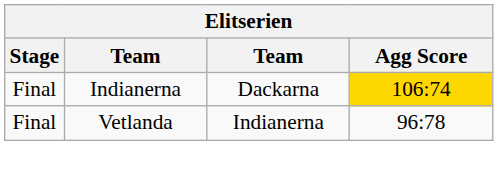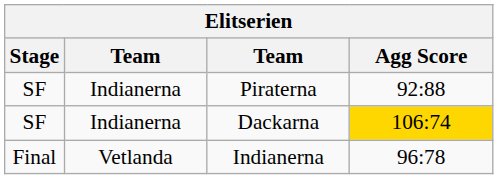+ row: (278, 88)
(34, 88) Final -> (34, 122) SF
